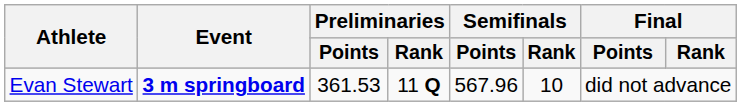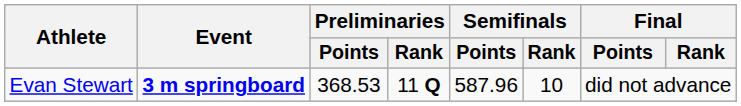(349, 85) 361.53 -> (349, 85) 368.53
(486, 85) 567.96 -> (486, 85) 587.96
